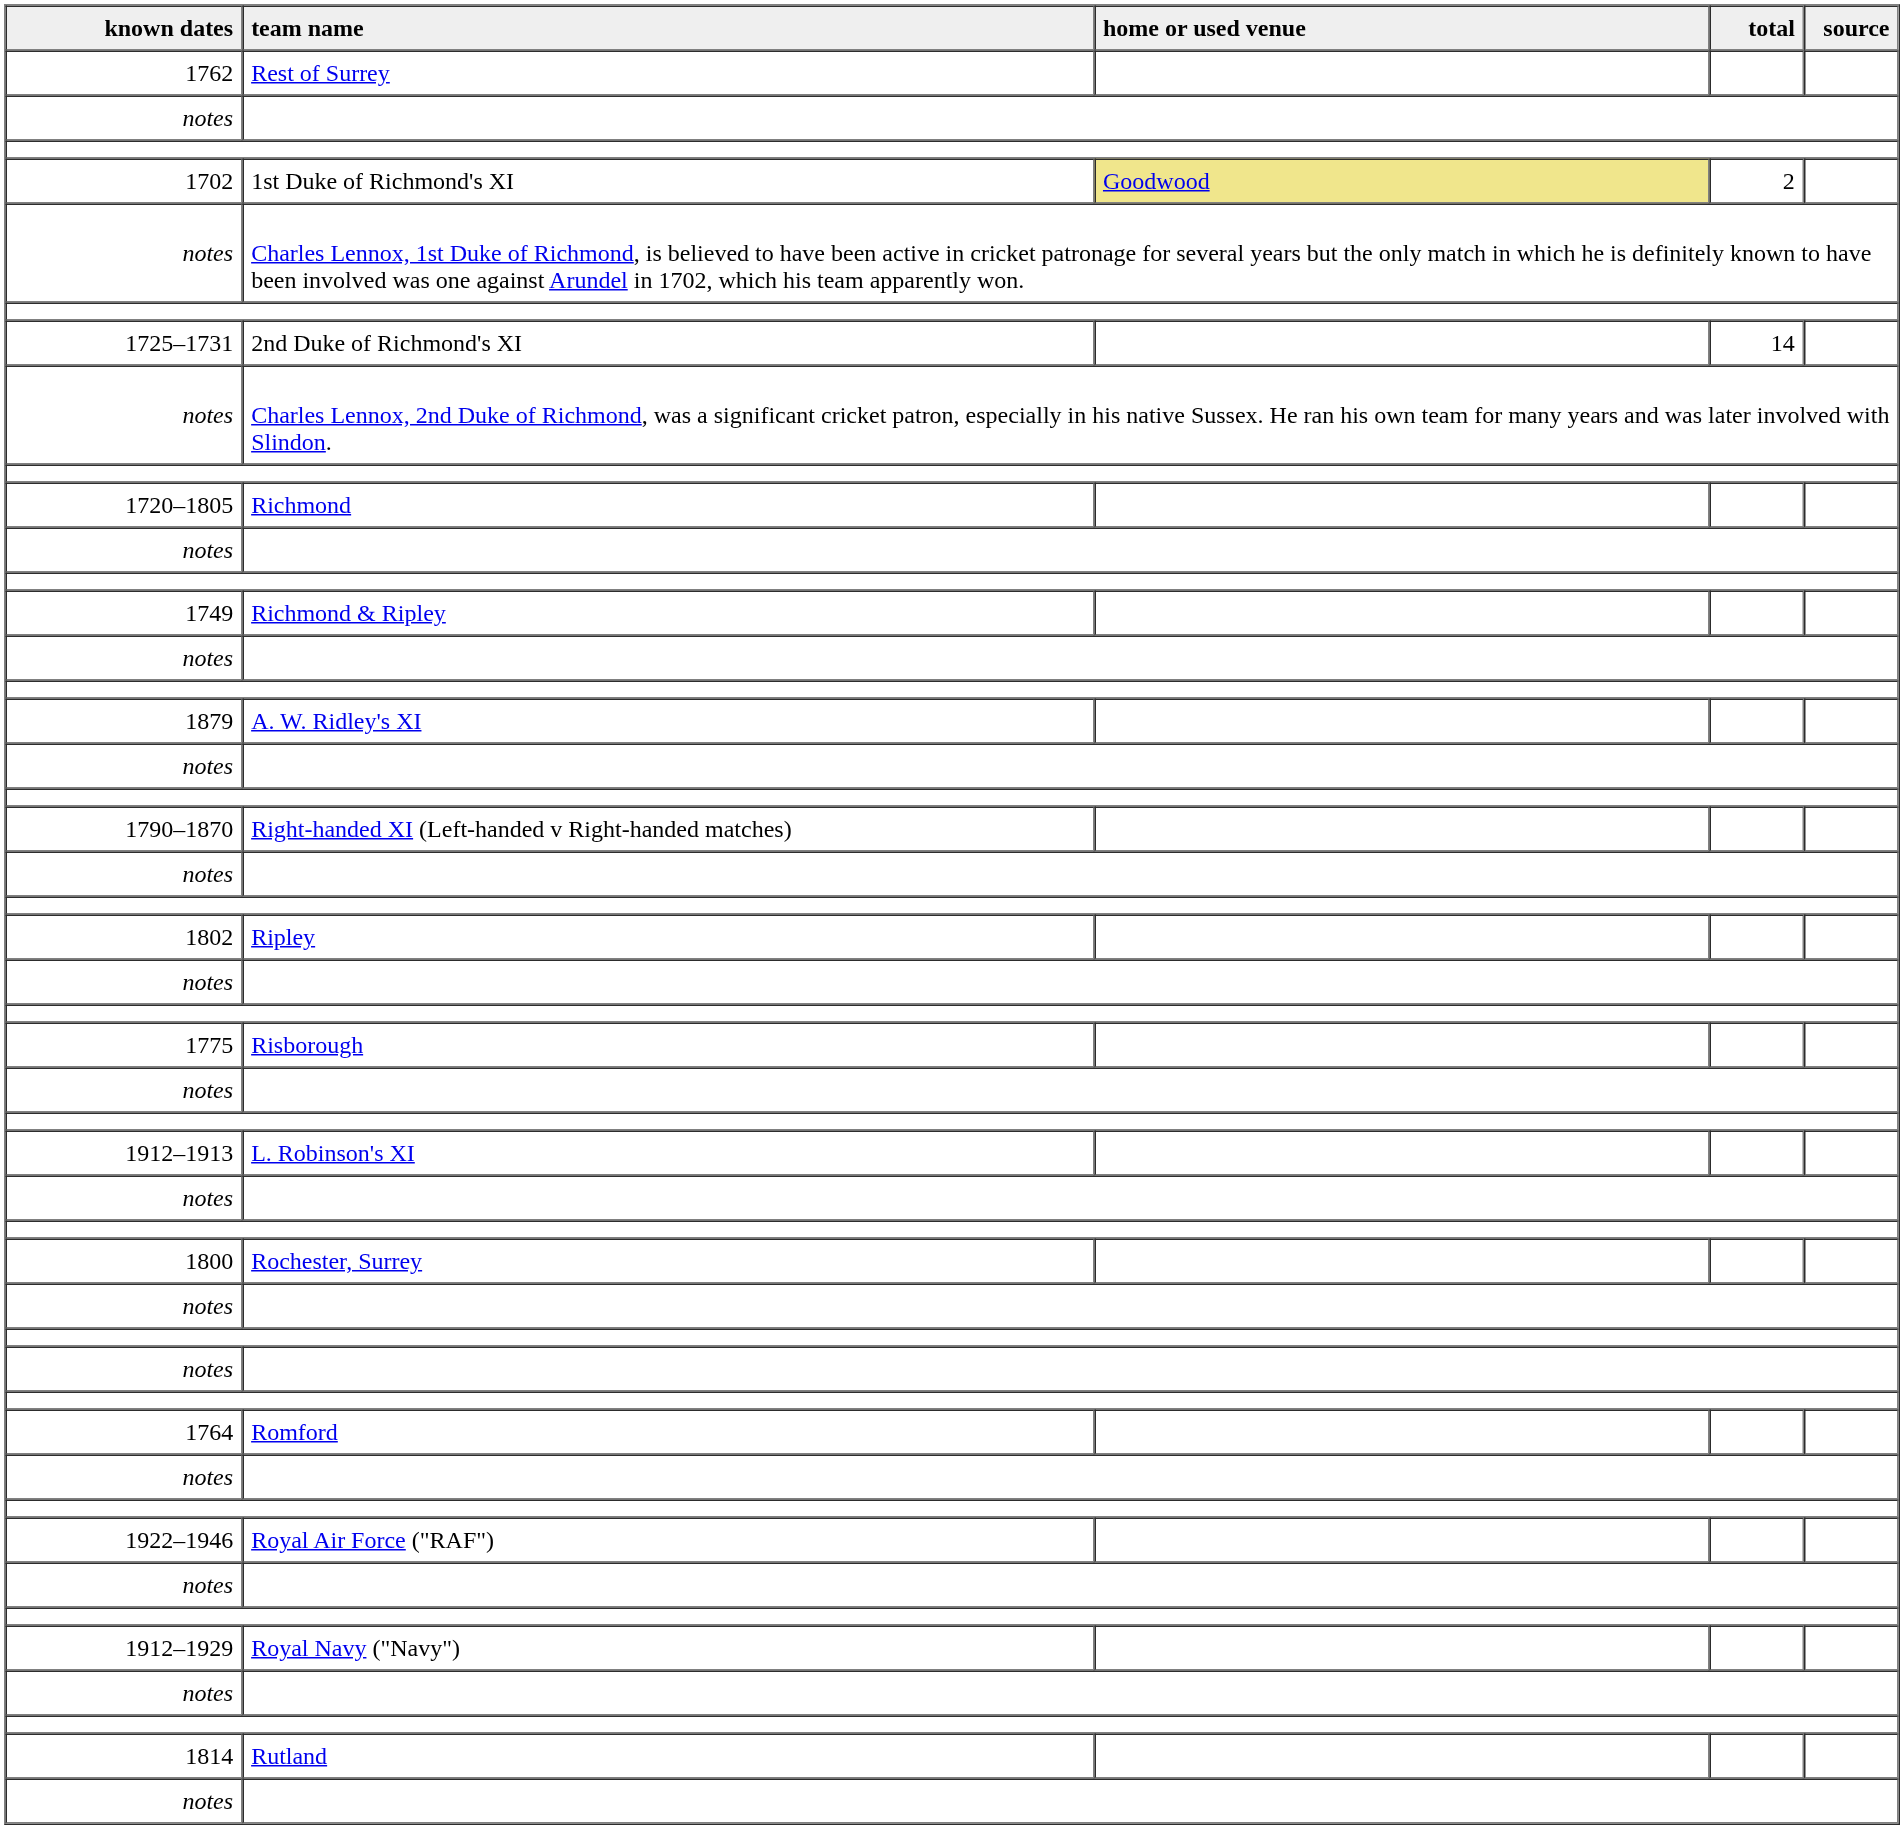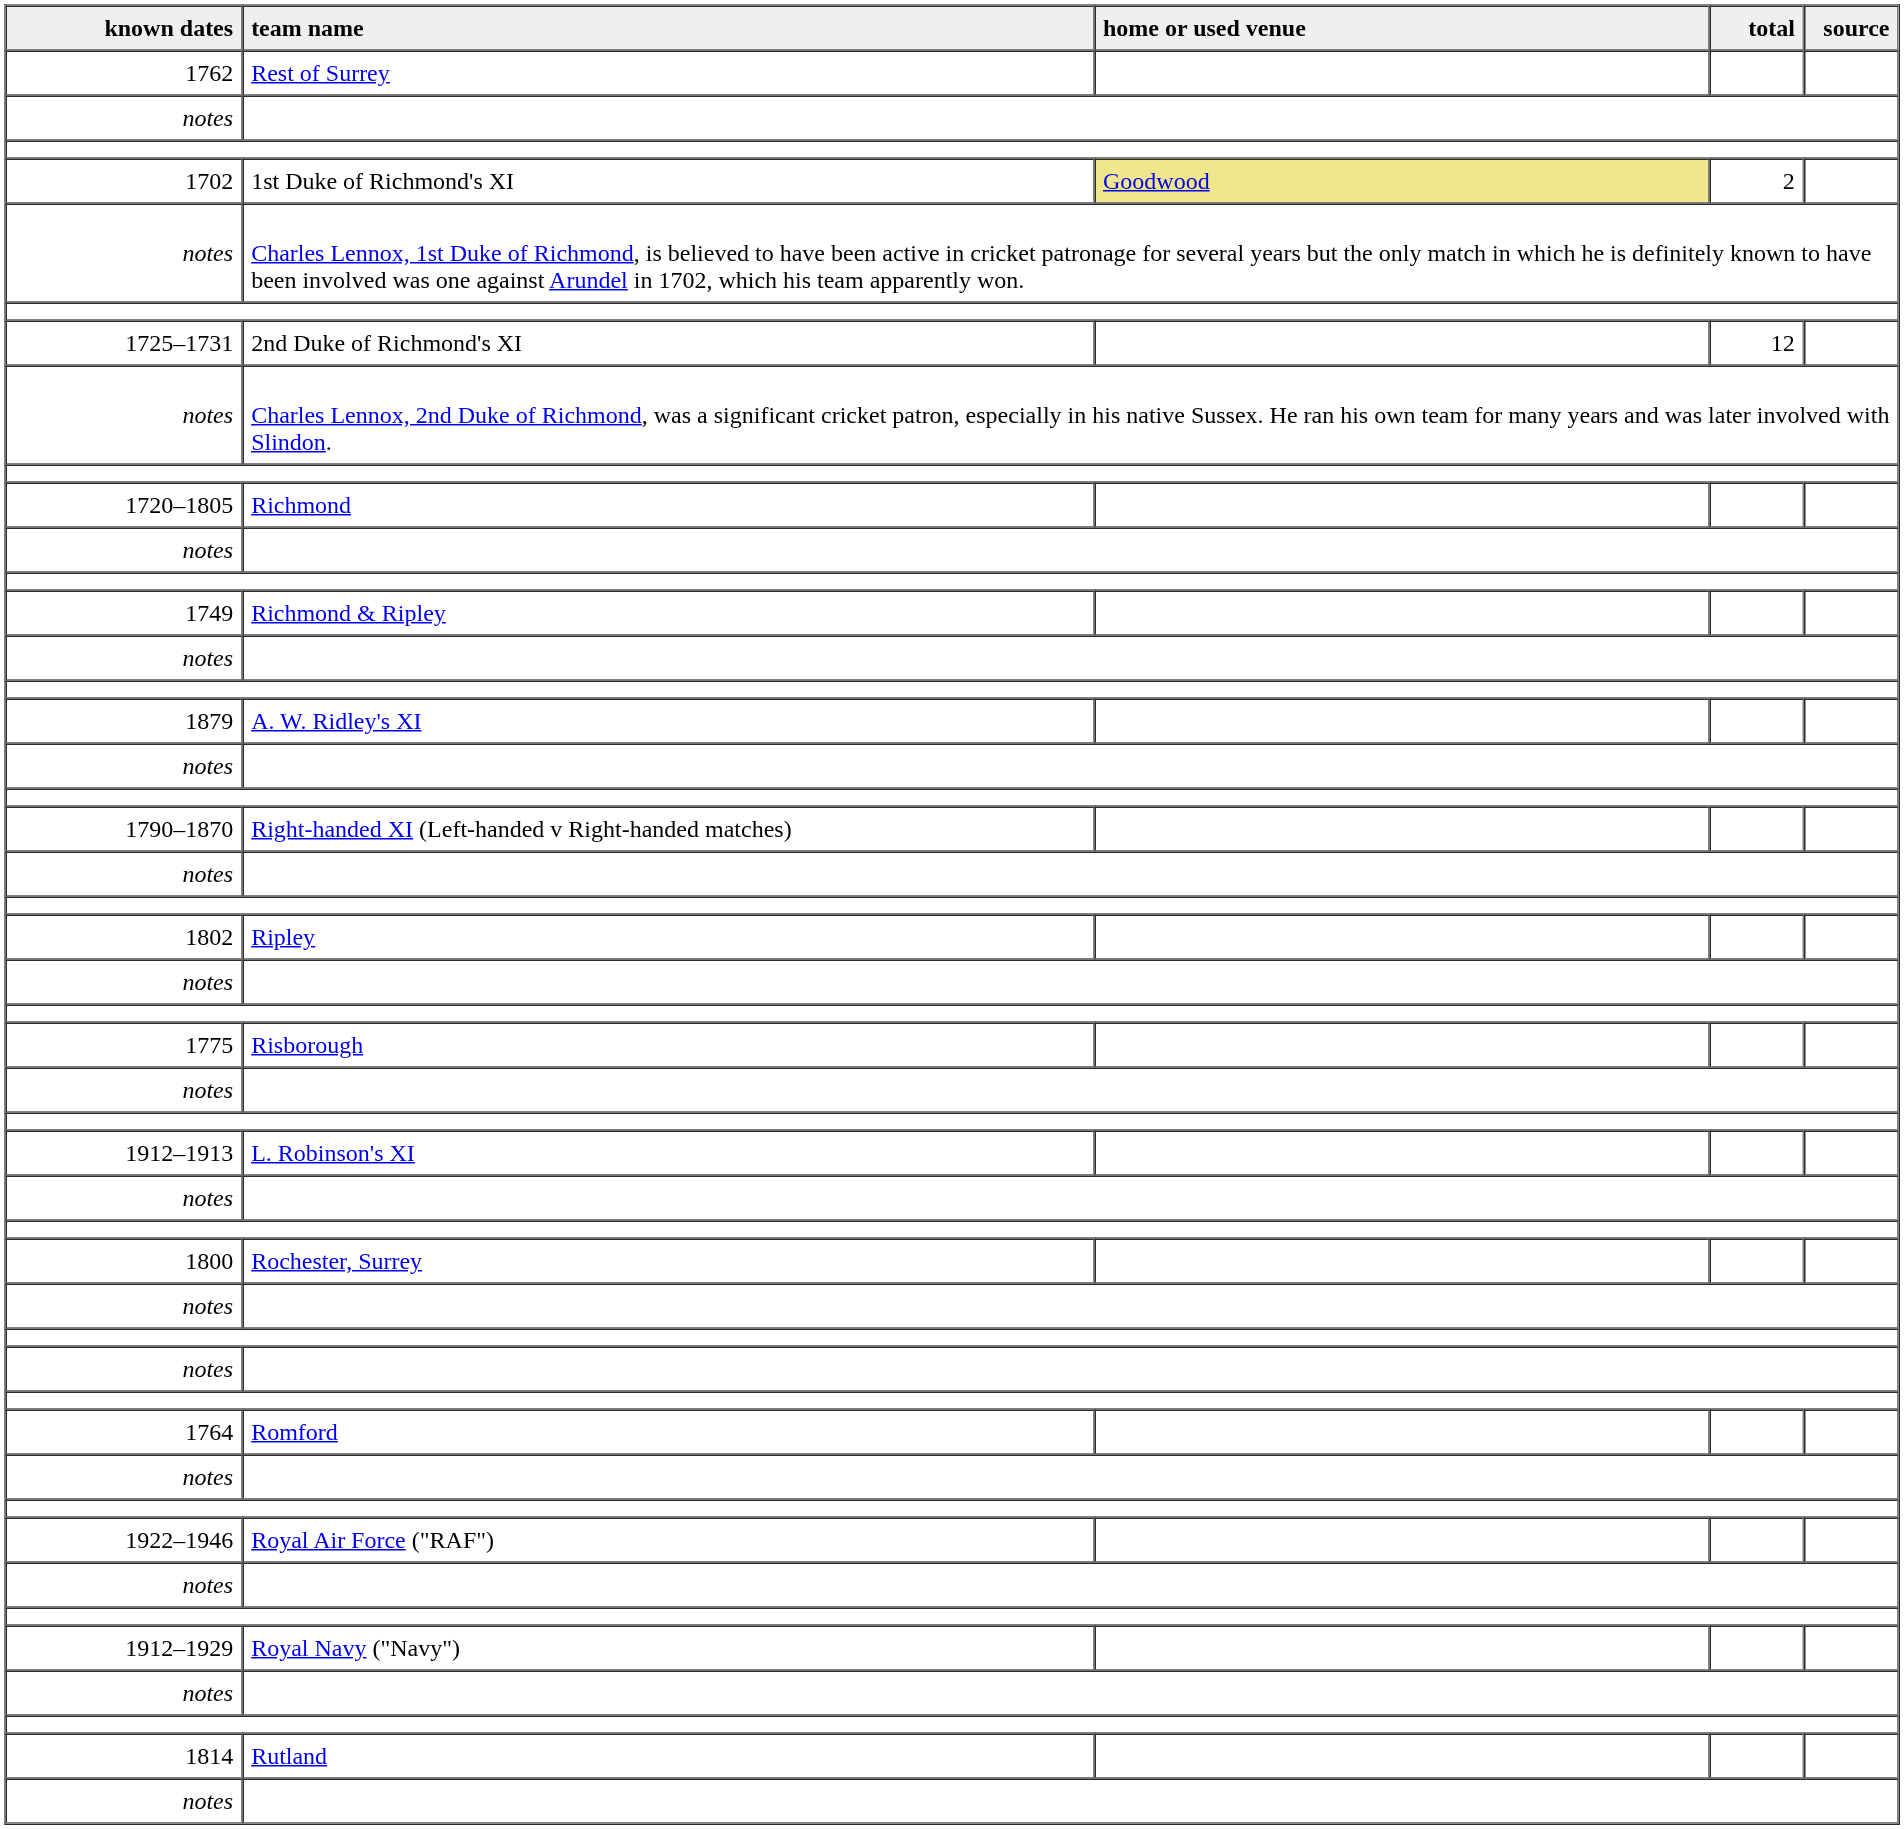(1783, 342) 14 -> (1783, 342) 12
